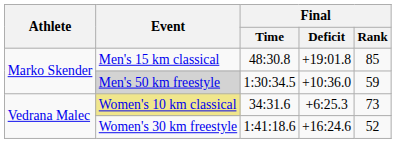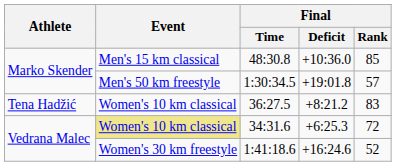(327, 60) +19:01.8 -> (327, 60) +10:36.0
(159, 82) lightgrey background -> (159, 82) no background
(327, 82) +10:36.0 -> (327, 82) +19:01.8
(373, 82) 59 -> (373, 82) 57
+ row: (270, 105)
(373, 105) 73 -> (373, 127) 72
